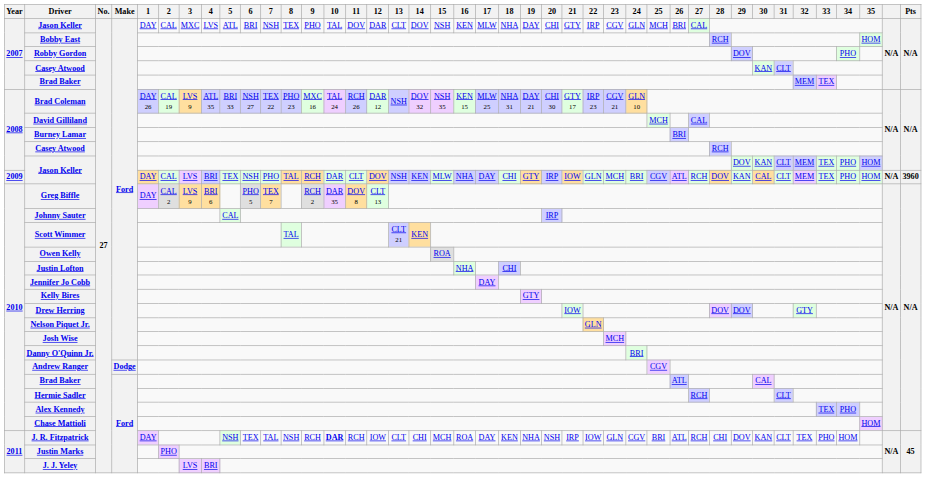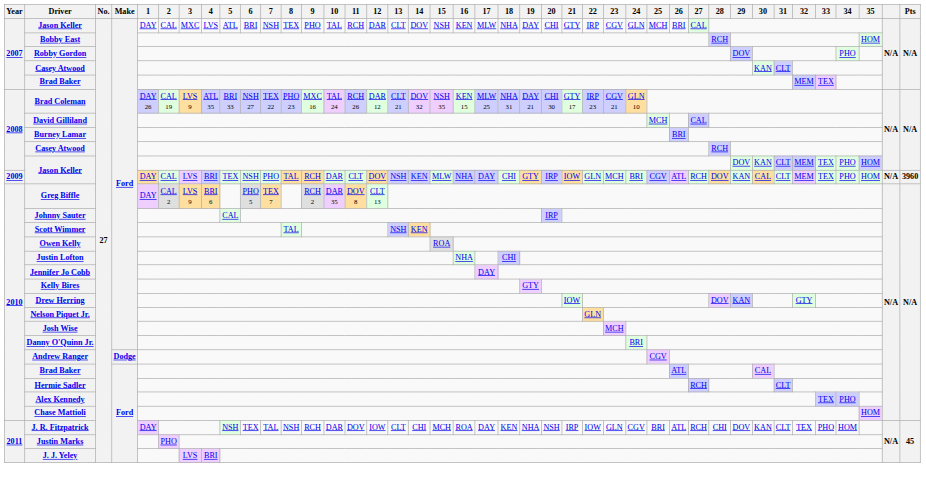(356, 25) DOV -> (356, 25) RCH
(399, 101) NSH -> (398, 101) CLT 21
(399, 234) CLT 21 -> (398, 229) NSH
(742, 310) DOV -> (741, 300) KAN
(335, 437) bold -> (334, 427) normal
(356, 437) RCH -> (356, 427) DOV
